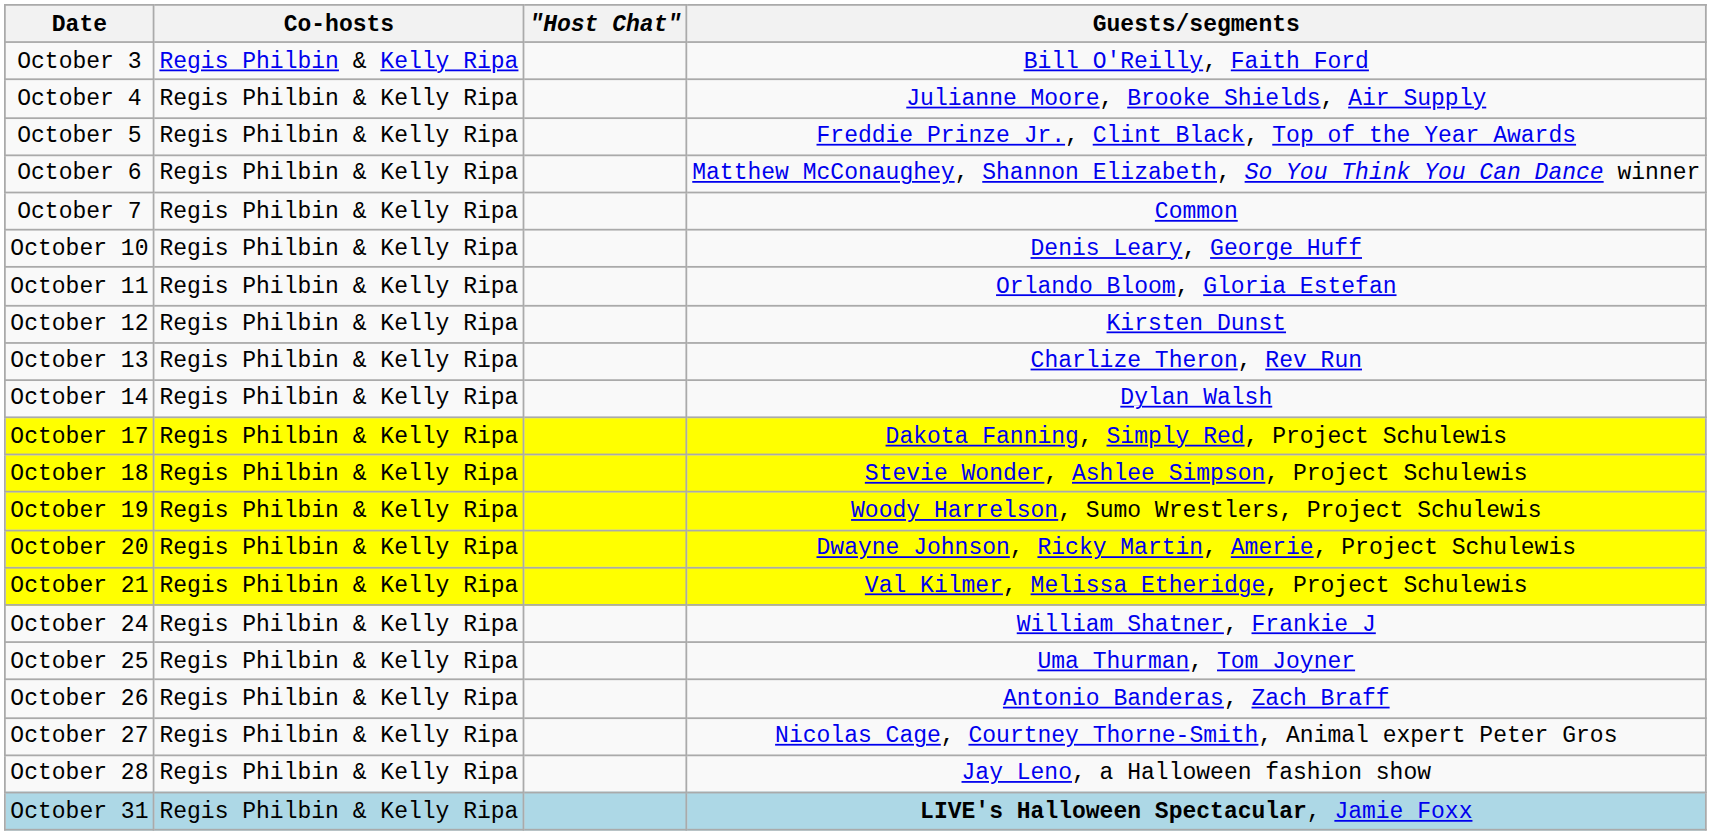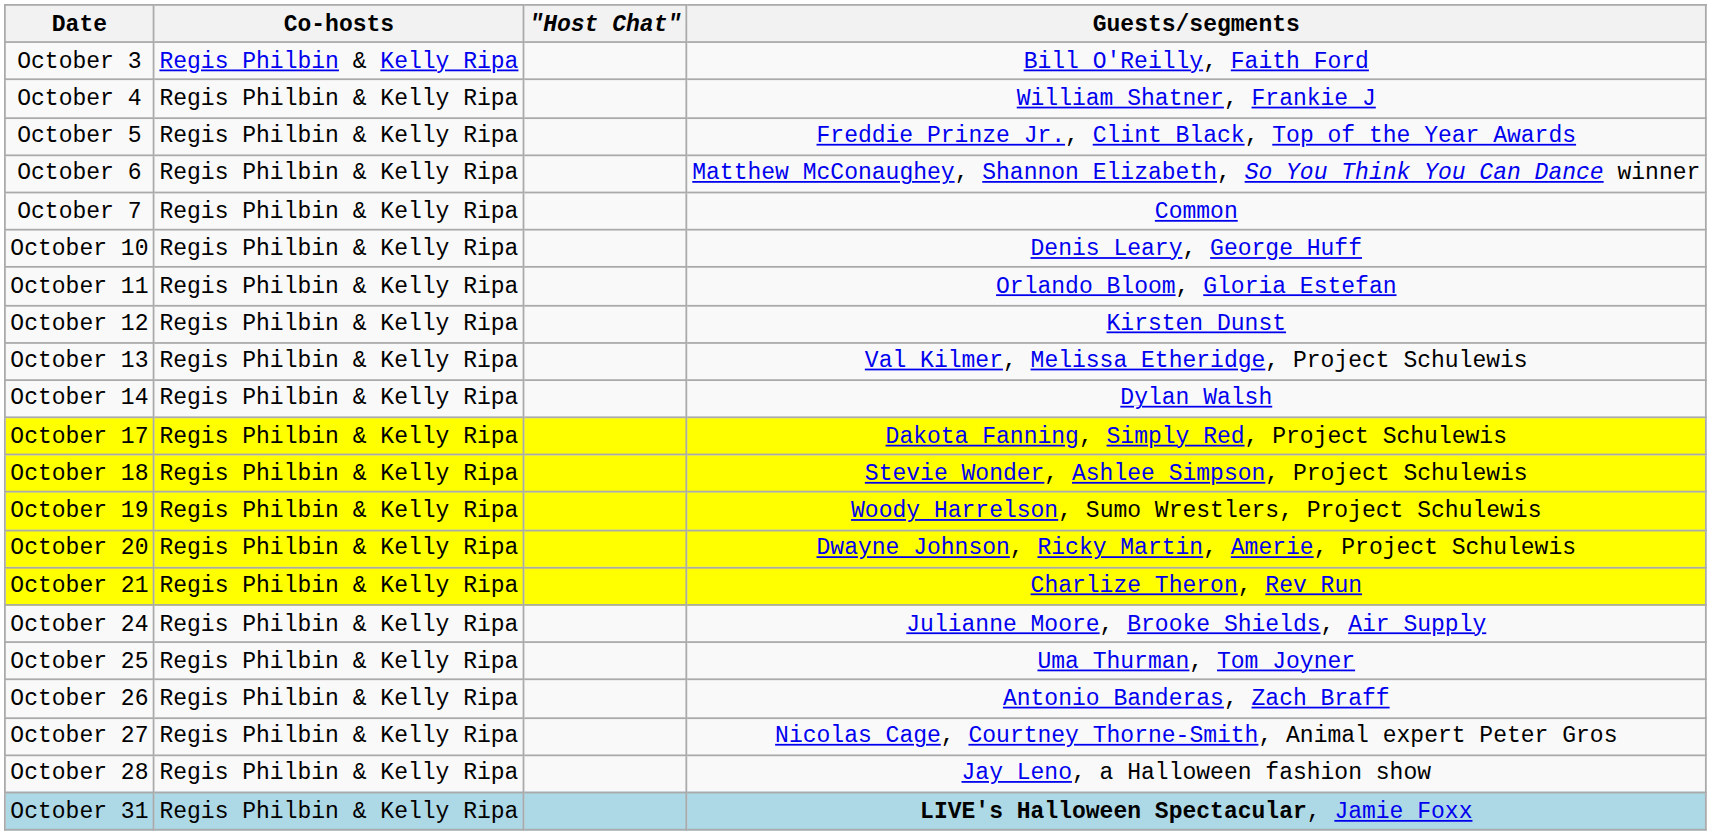(1196, 99) Julianne Moore, Brooke Shields, Air Supply -> (1196, 99) William Shatner, Frankie J
(1196, 361) Charlize Theron, Rev Run -> (1196, 361) Val Kilmer, Melissa Etheridge, Project Schulewis
(1196, 586) Val Kilmer, Melissa Etheridge, Project Schulewis -> (1196, 586) Charlize Theron, Rev Run
(1196, 624) William Shatner, Frankie J -> (1196, 624) Julianne Moore, Brooke Shields, Air Supply
